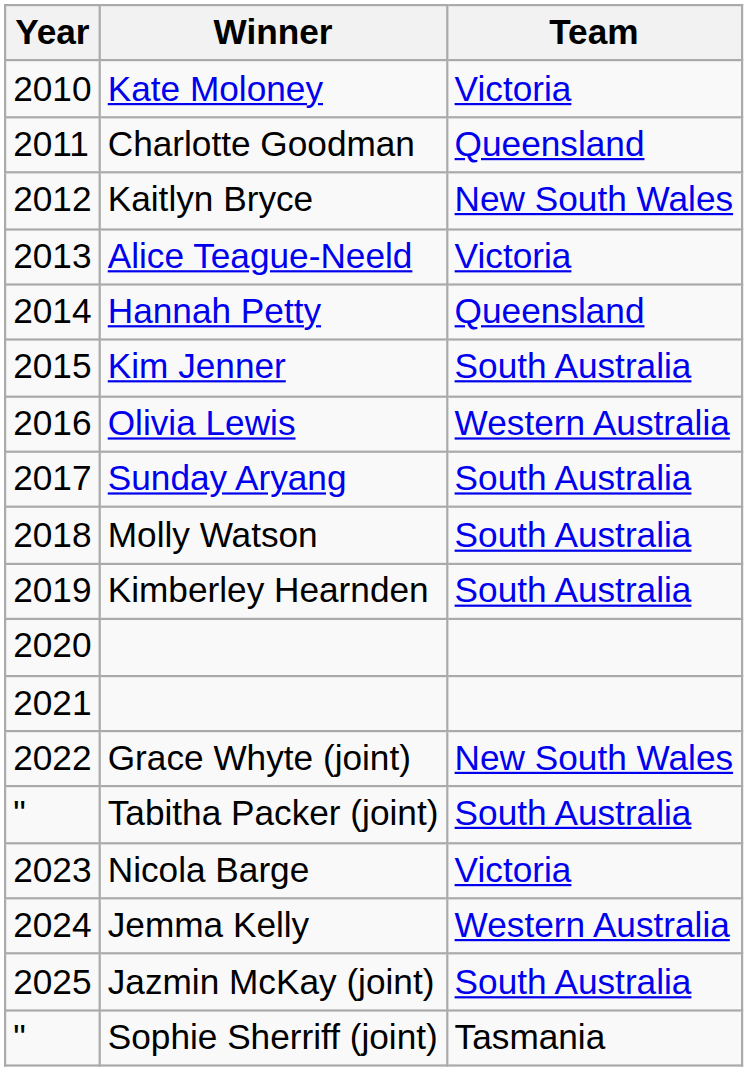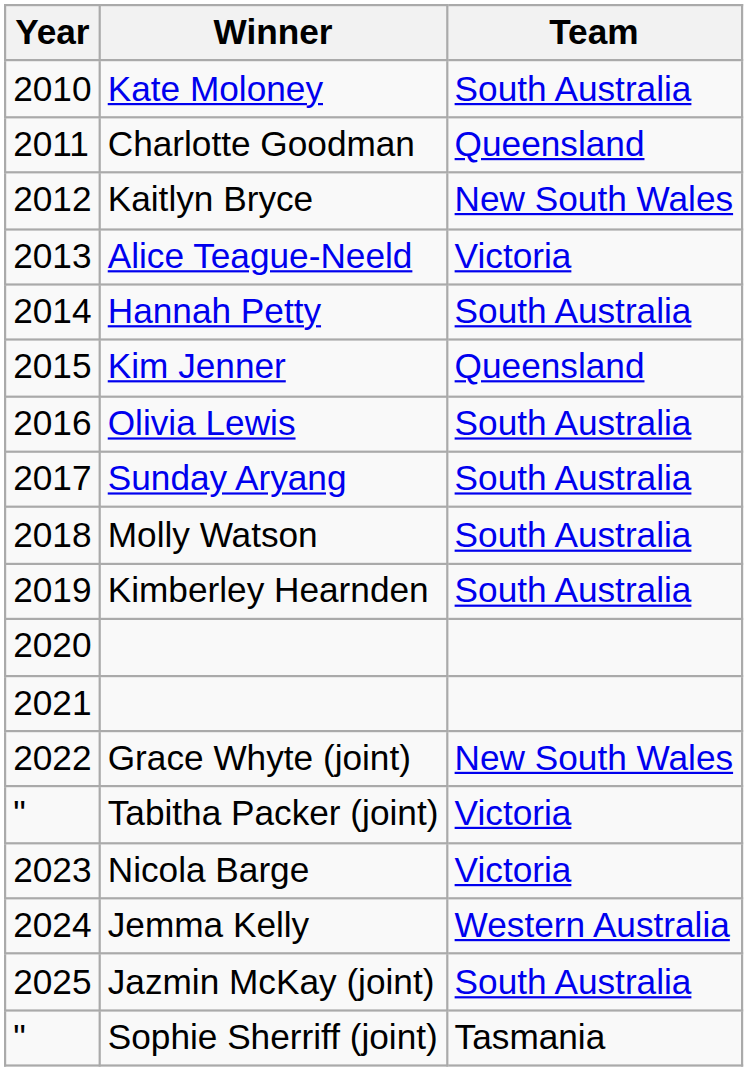(513, 88) Victoria -> (573, 88) South Australia
(550, 311) Queensland -> (573, 311) South Australia
(573, 367) South Australia -> (550, 367) Queensland
(592, 423) Western Australia -> (573, 423) South Australia
(573, 813) South Australia -> (513, 813) Victoria
